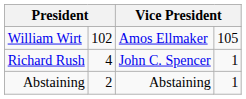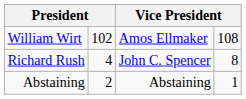(228, 37) 105 -> (228, 37) 108
(235, 60) 1 -> (235, 60) 8
